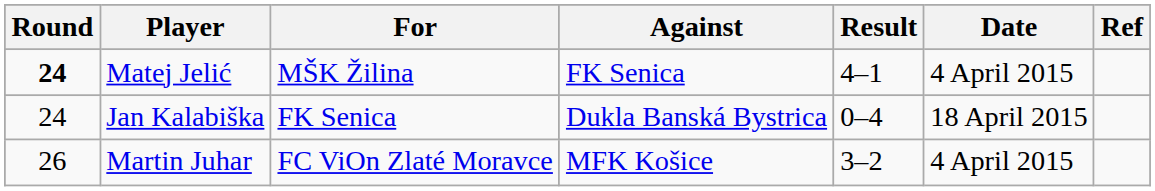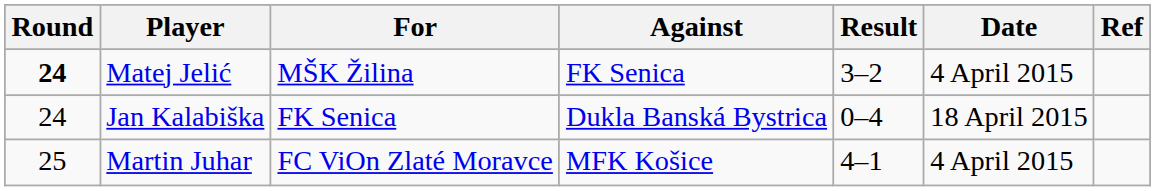(861, 71) 4–1 -> (861, 71) 3–2
(52, 161) 26 -> (52, 161) 25
(861, 161) 3–2 -> (861, 161) 4–1
